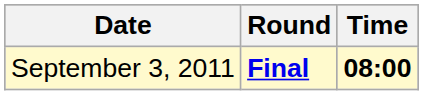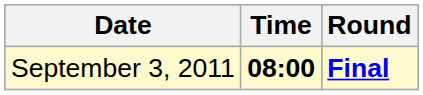columns swapped: (377, 25) <-> (289, 25)
